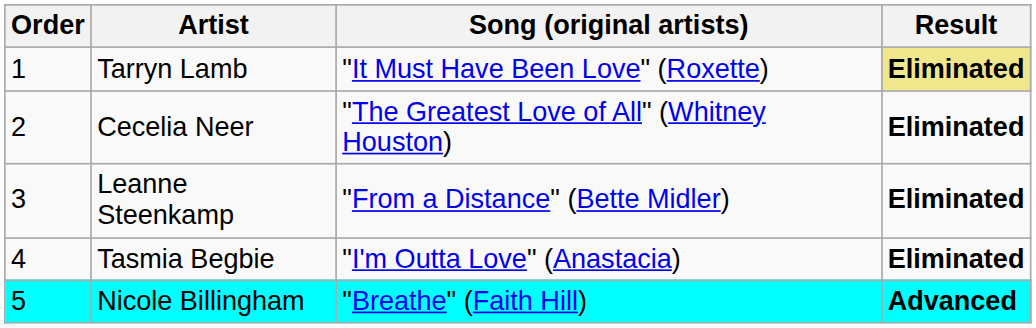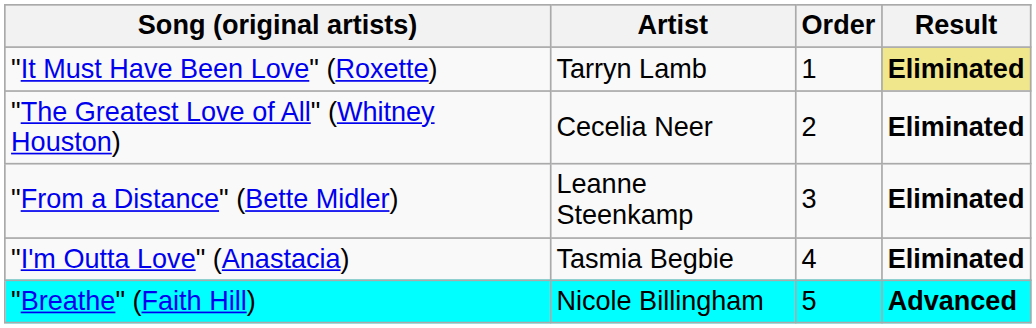columns swapped: (48, 25) <-> (609, 25)
